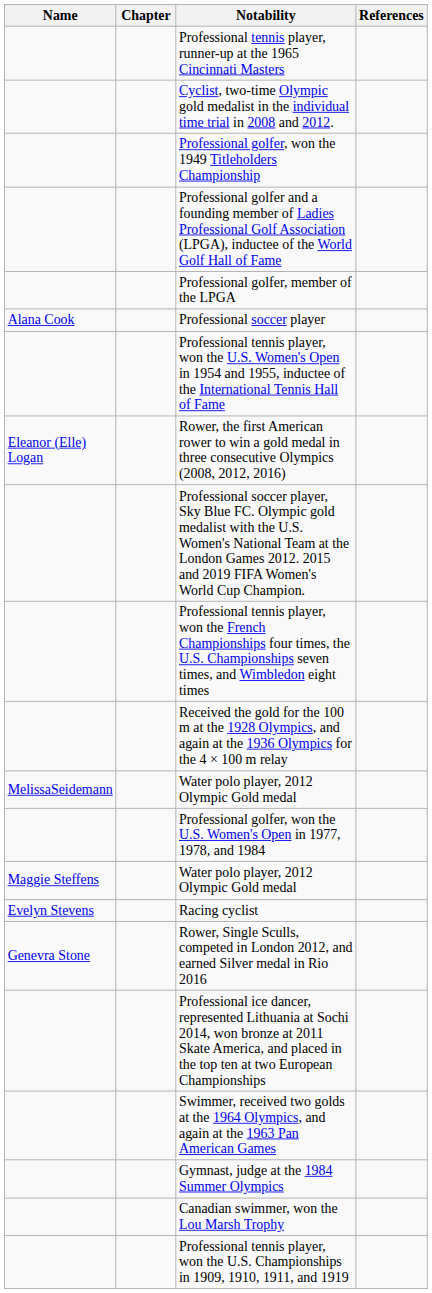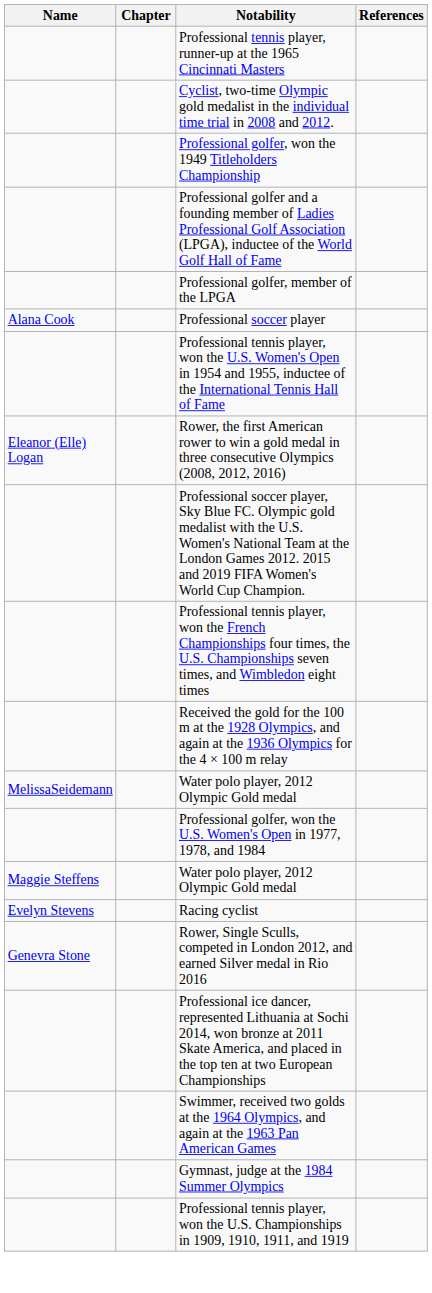- row: (60, 1217)
